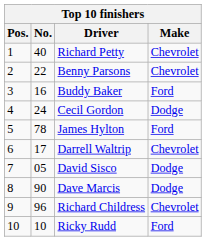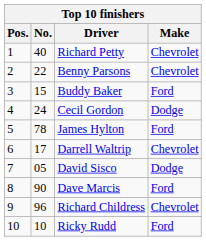(40, 91) 16 -> (40, 91) 15
(167, 187) Dodge -> (162, 187) Ford
